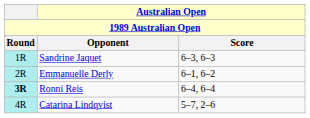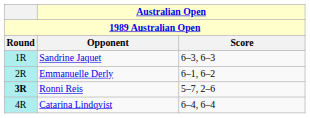(198, 89) 6–4, 6–4 -> (198, 89) 5–7, 2–6
(198, 105) 5–7, 2–6 -> (198, 105) 6–4, 6–4
